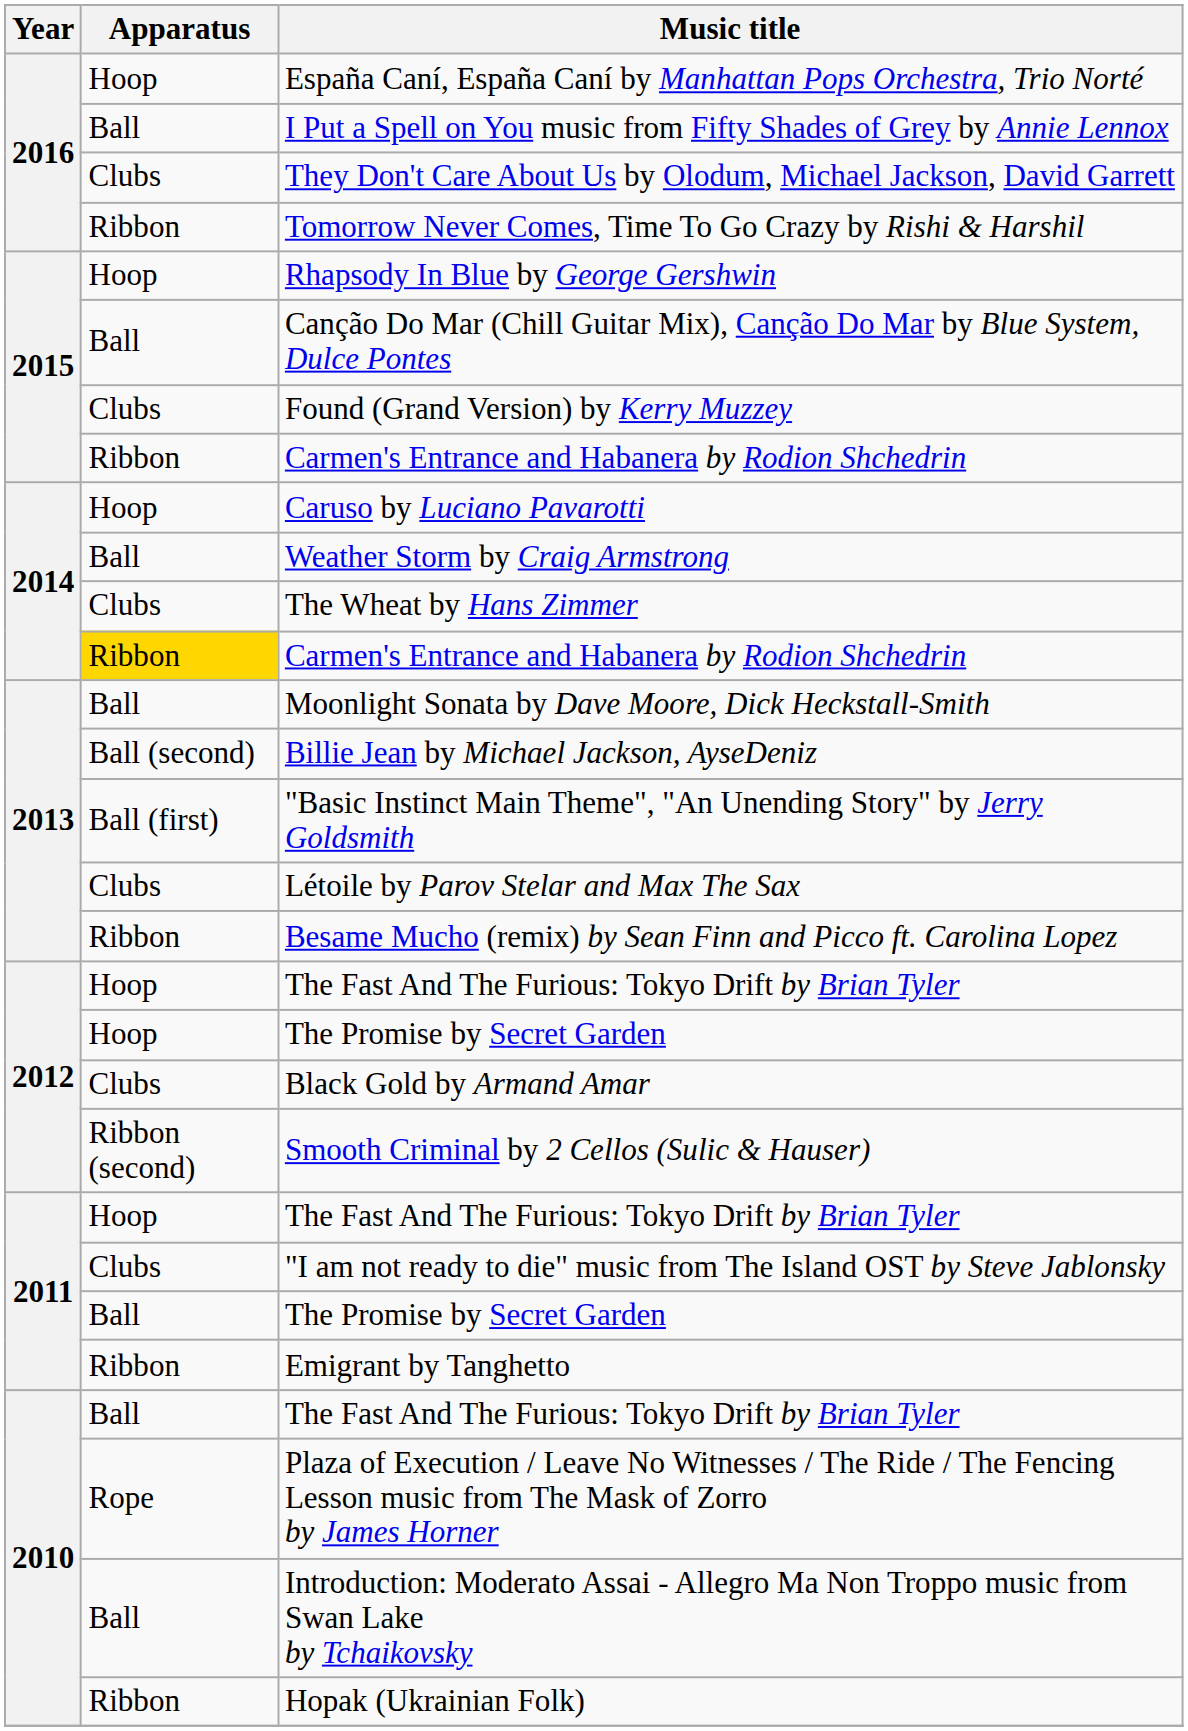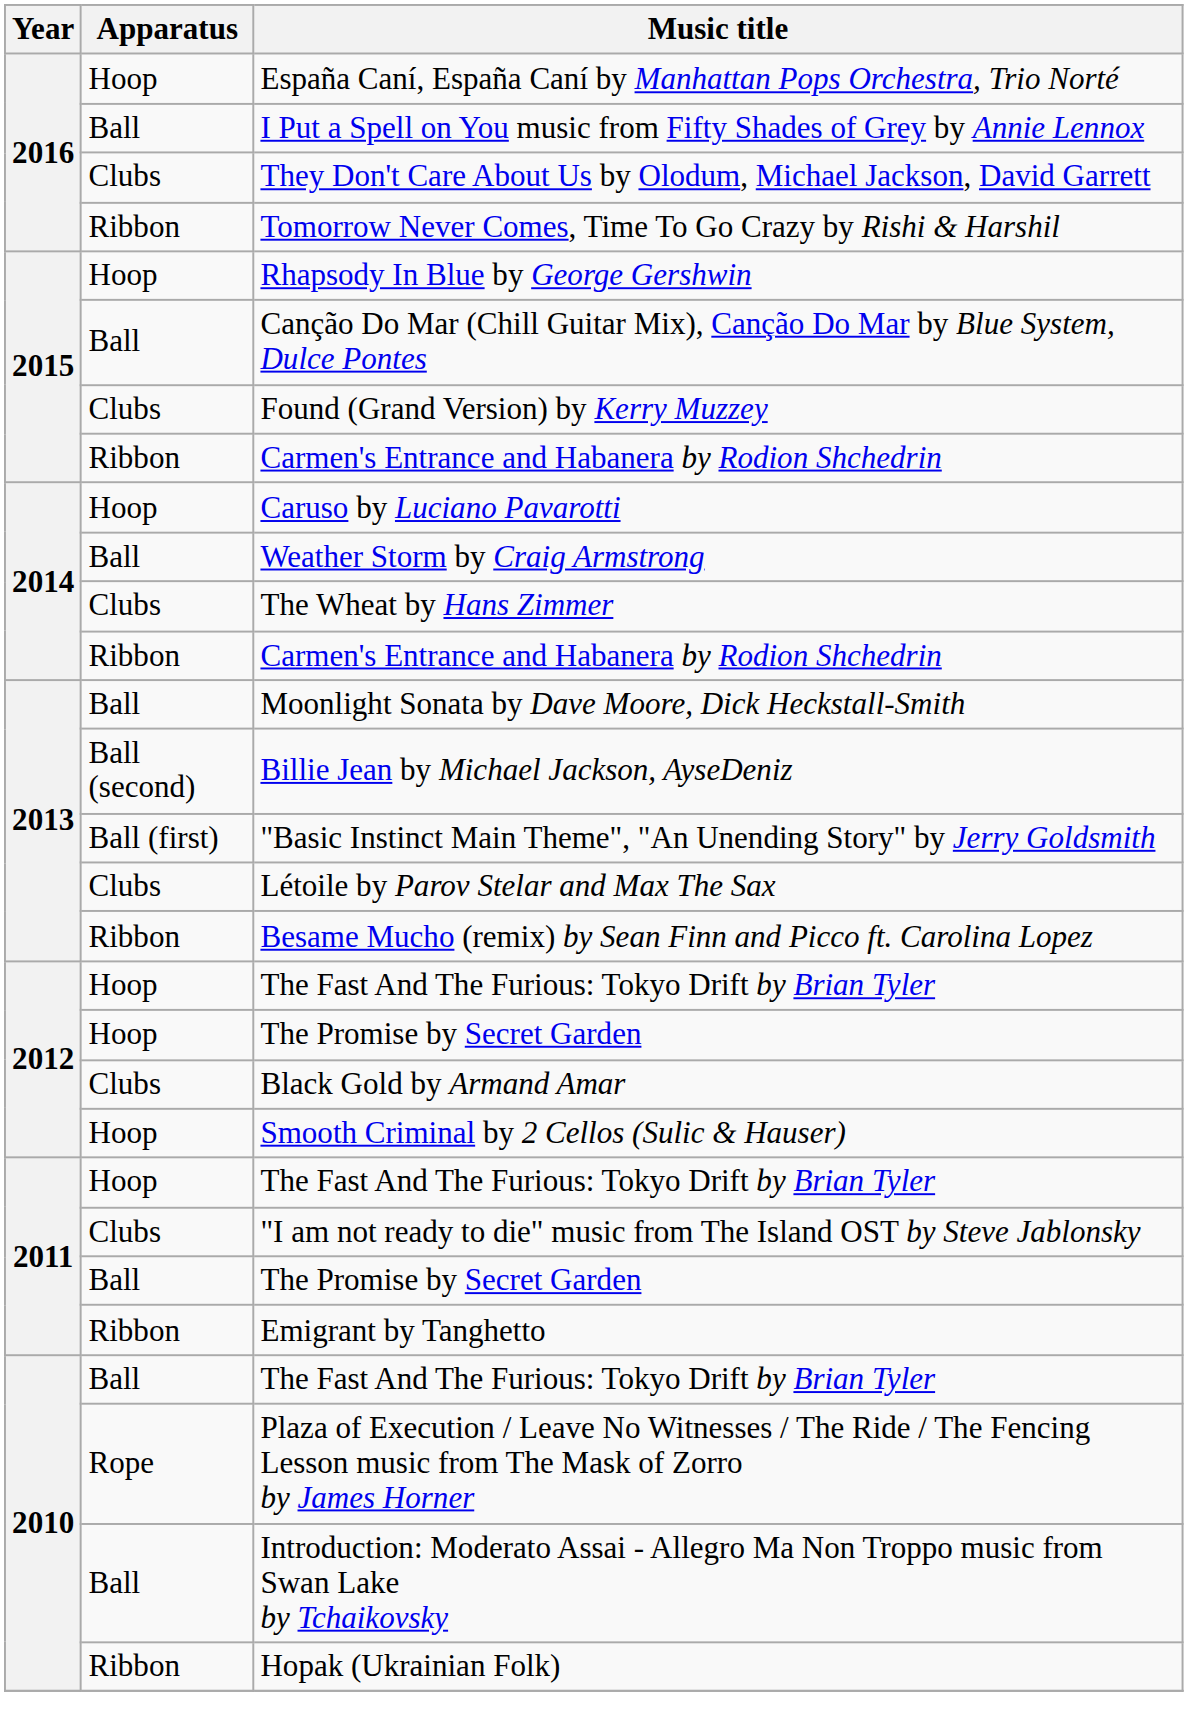(134, 654) gold background -> (134, 654) no background
(142, 1150) Ribbon (second) -> (123, 1132) Hoop
